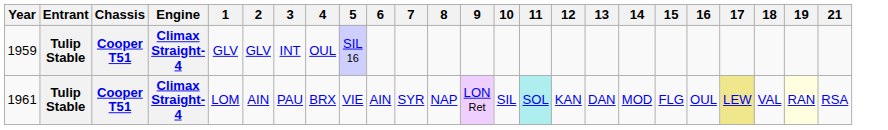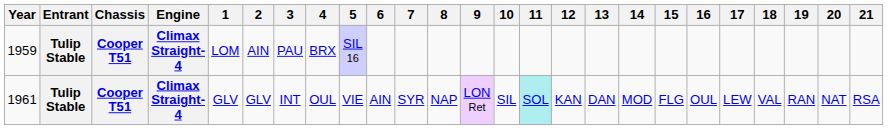+ column: (834, 15)
(225, 50) GLV -> (225, 50) LOM
(258, 50) GLV -> (258, 50) AIN
(290, 50) INT -> (290, 50) PAU
(323, 50) OUL -> (323, 50) BRX
(225, 100) LOM -> (225, 100) GLV
(258, 100) AIN -> (258, 100) GLV
(290, 100) PAU -> (290, 100) INT
(323, 100) BRX -> (323, 100) OUL
(737, 100) khaki background -> (737, 100) no background
(801, 100) lightyellow background -> (801, 100) no background
